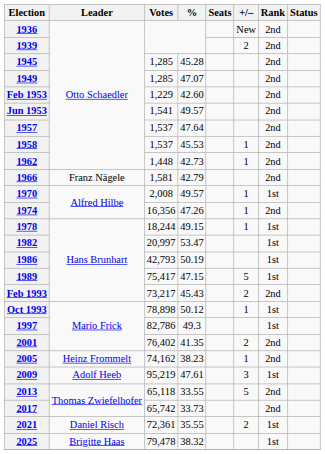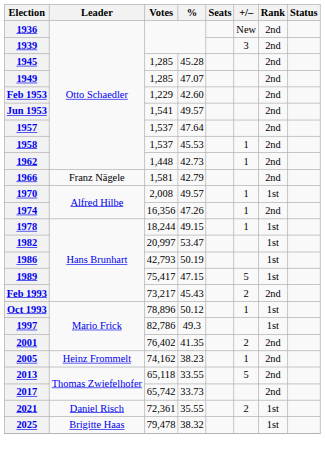(246, 45) 2 -> (246, 45) 3
(161, 309) 78,898 -> (161, 309) 78,896
- row: (27, 375)
